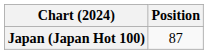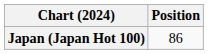(176, 37) 87 -> (176, 37) 86
